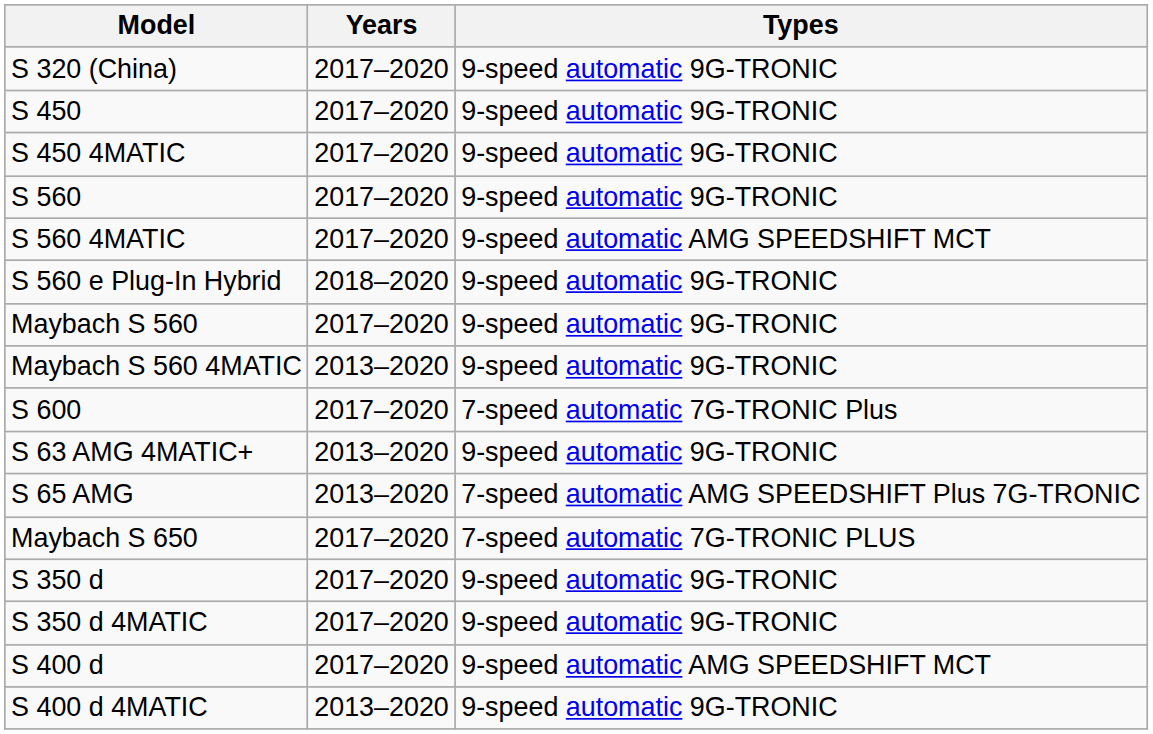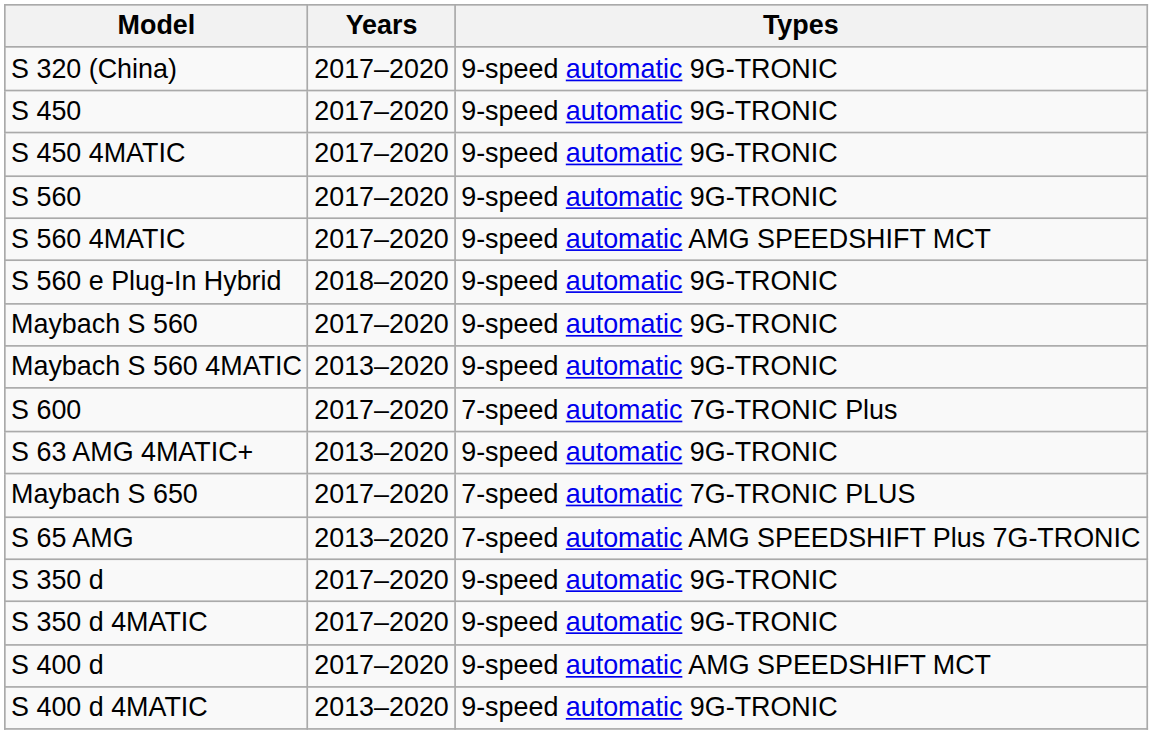rows swapped: (72, 494) <-> (104, 537)
